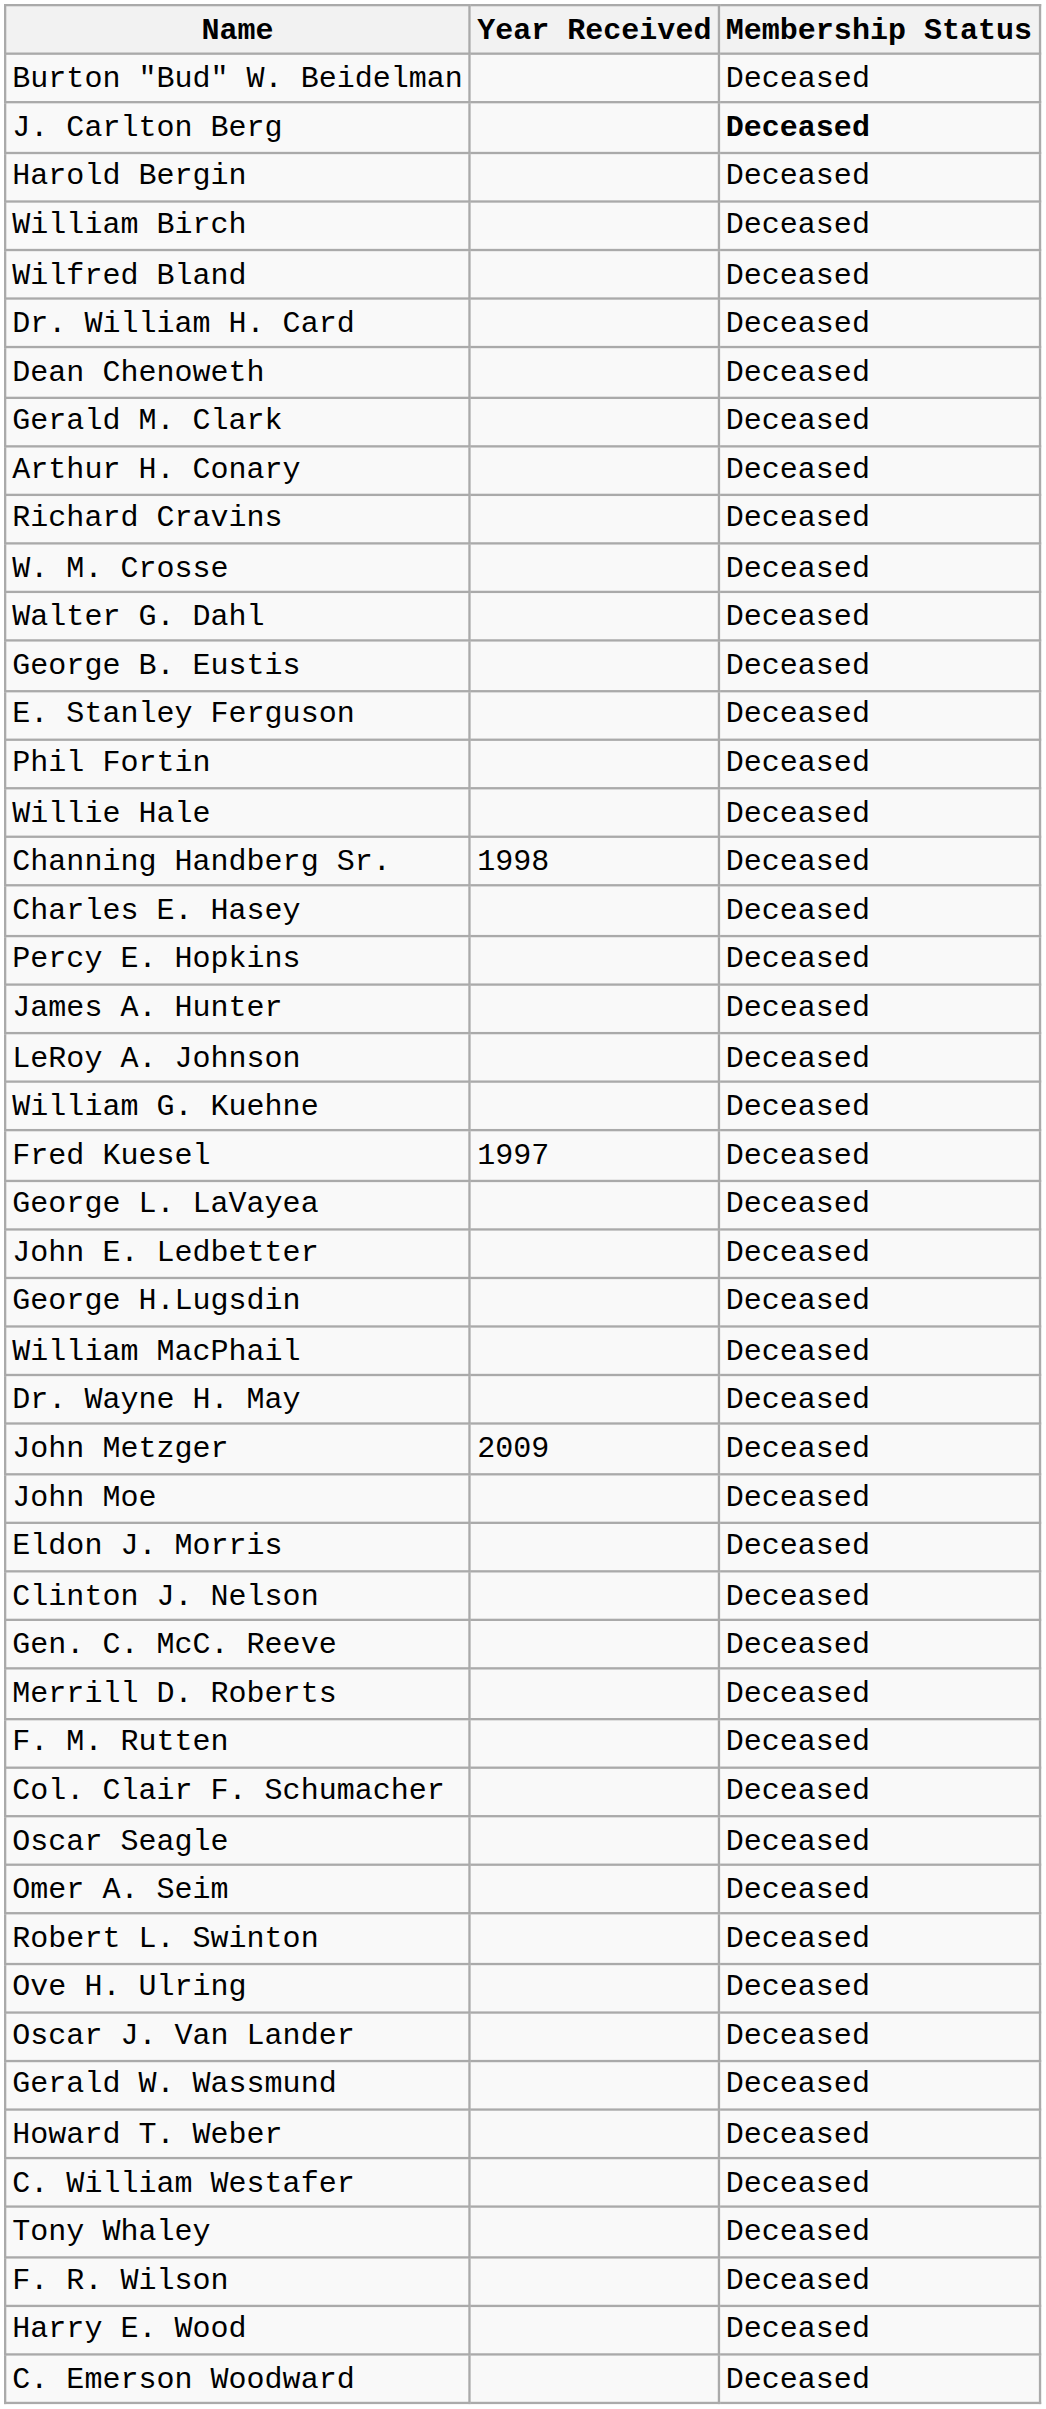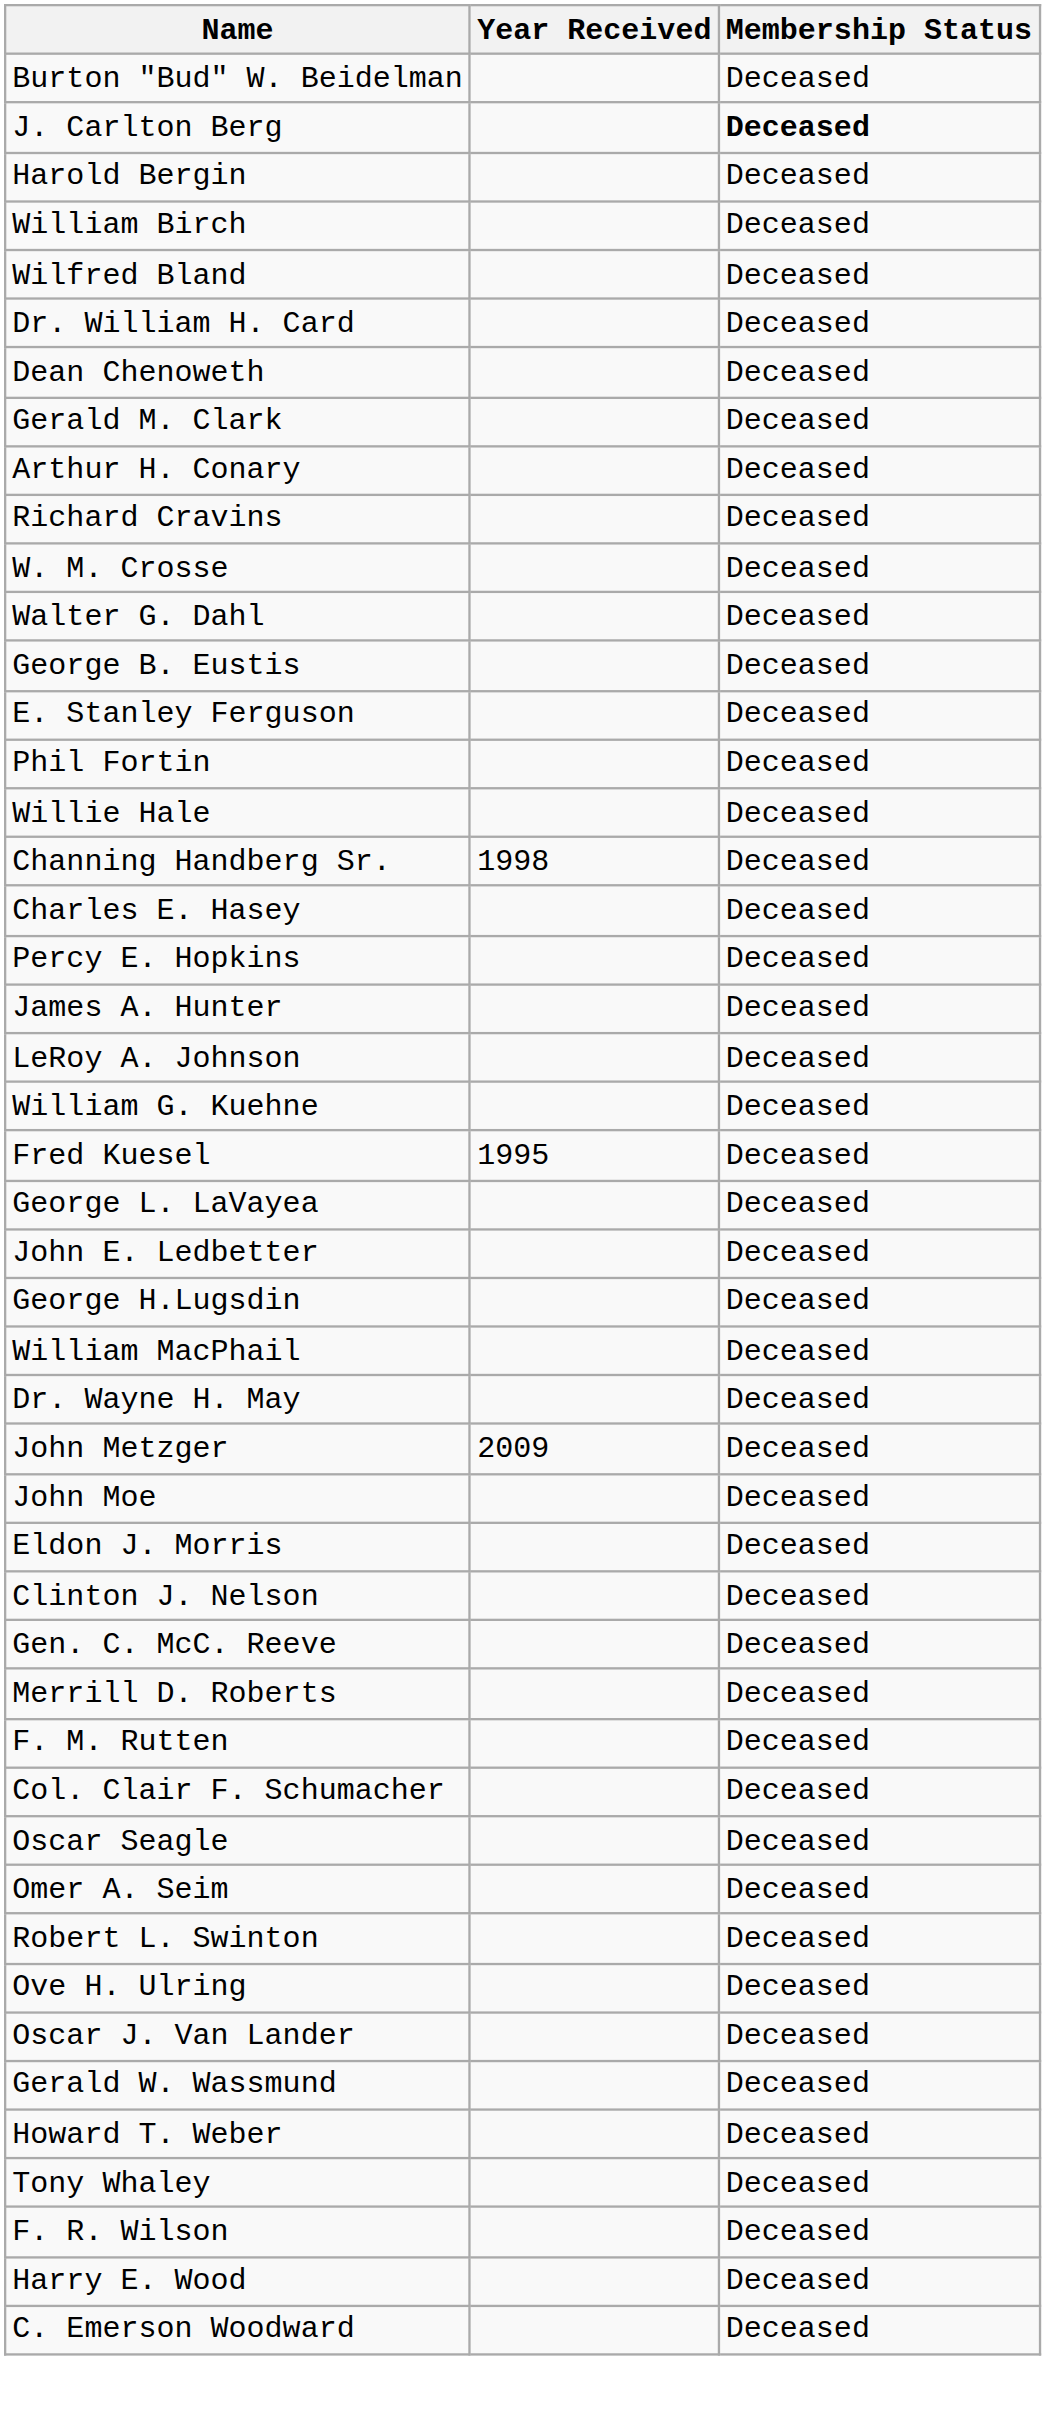(513, 1155) 1997 -> (513, 1155) 1995
- row: (184, 2183)
